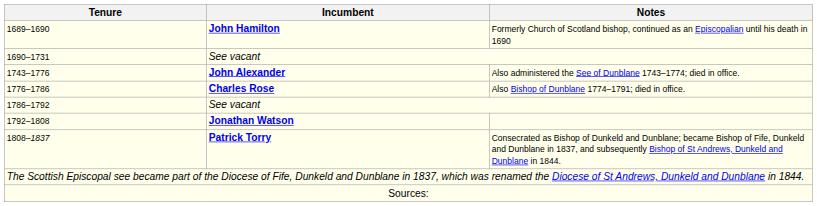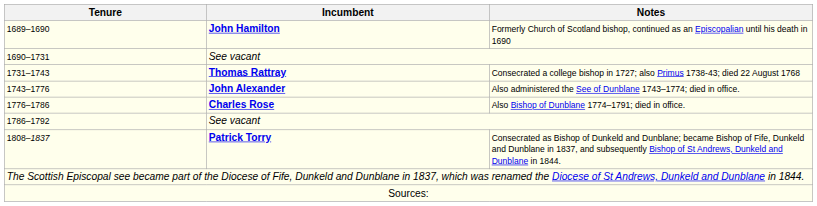+ row: (28, 73)
- row: (28, 122)
